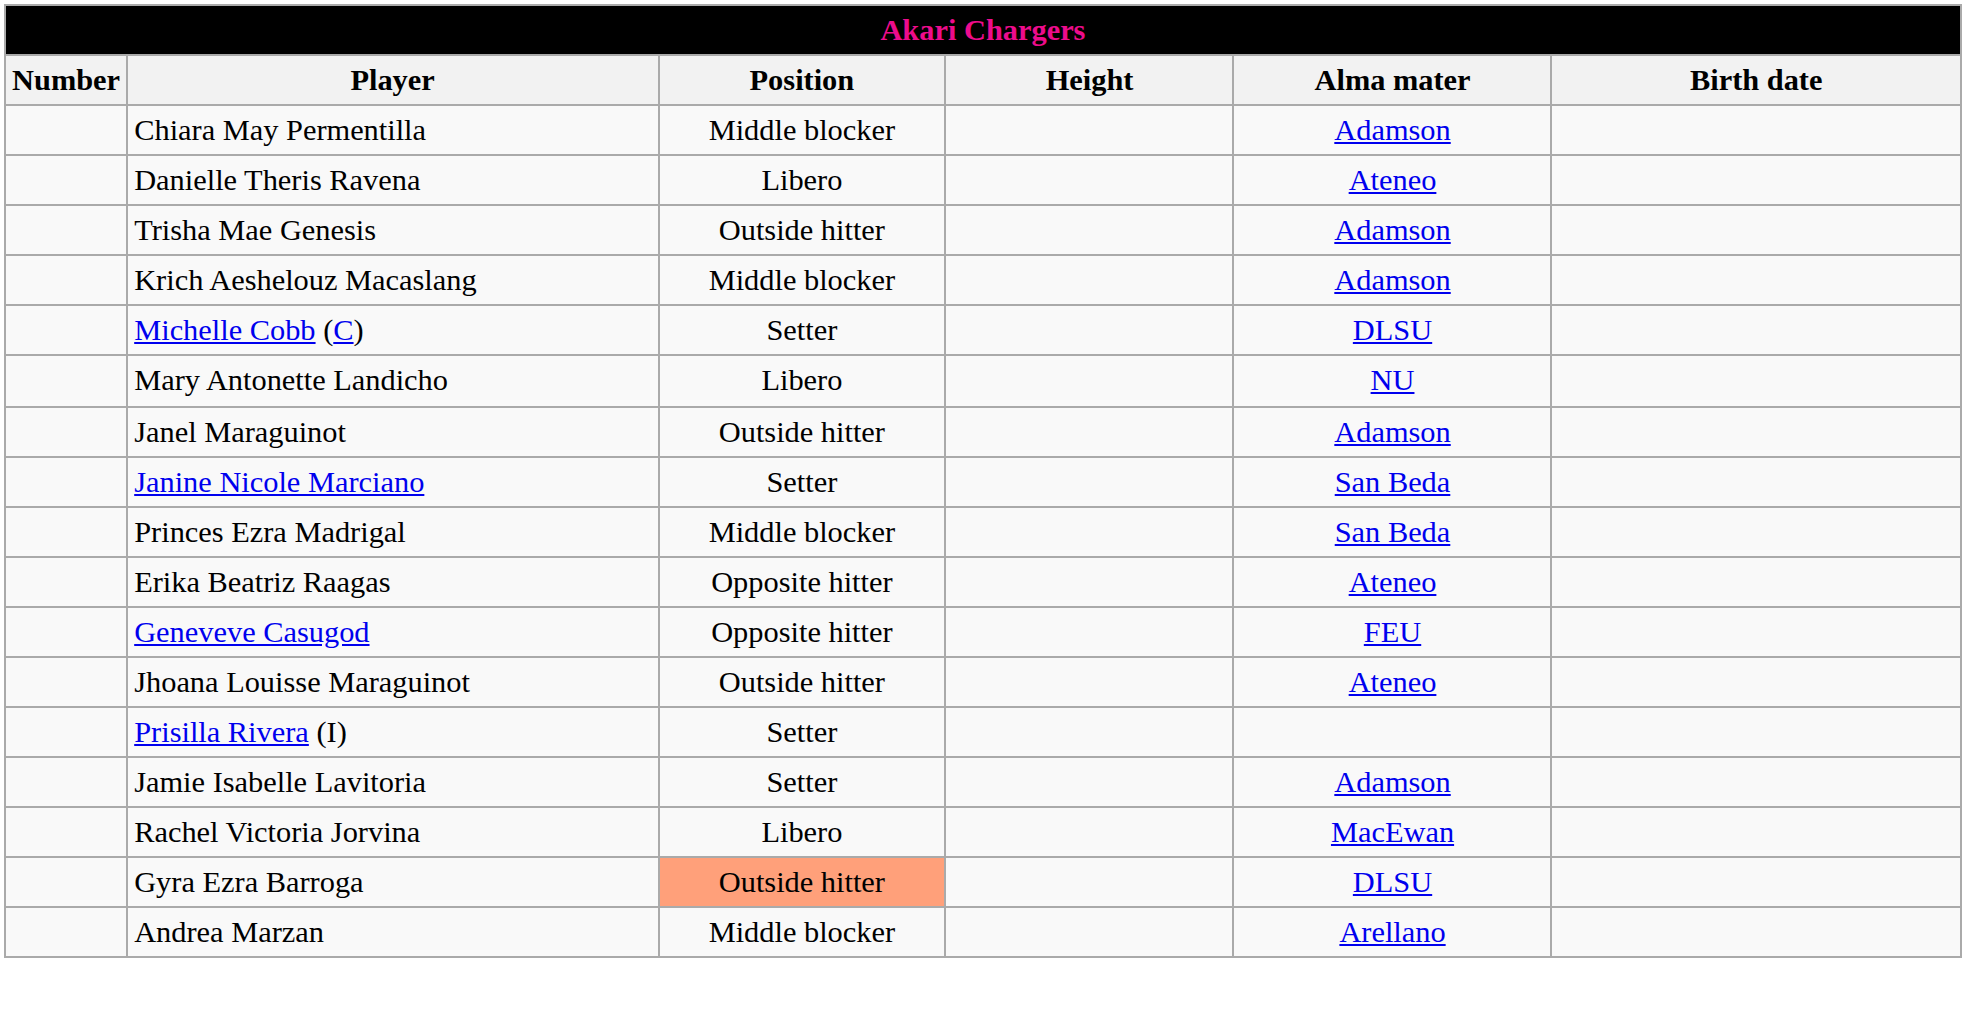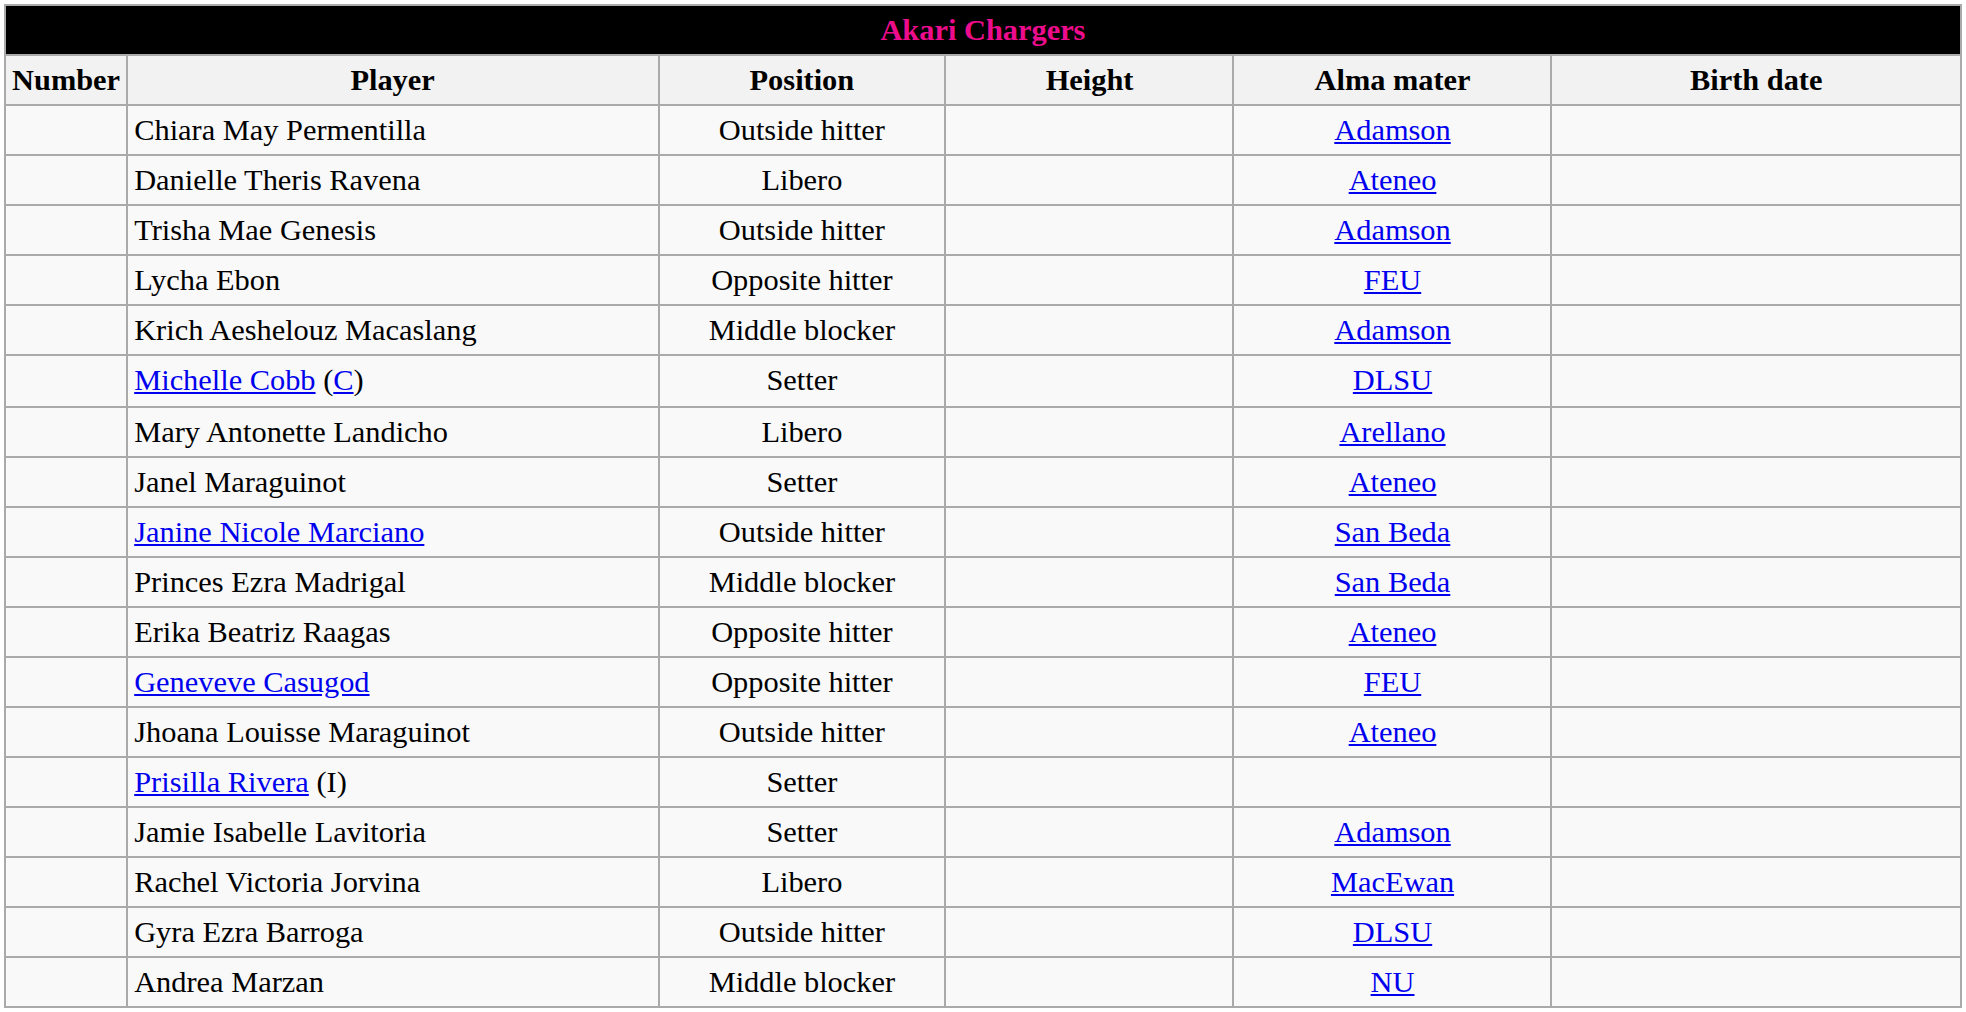(802, 130) Middle blocker -> (802, 130) Outside hitter
+ row: (207, 280)
(1393, 380) NU -> (1393, 430) Arellano
(802, 430) Outside hitter -> (802, 480) Setter
(1393, 430) Adamson -> (1393, 480) Ateneo
(802, 480) Setter -> (802, 530) Outside hitter
(802, 881) lightsalmon background -> (802, 932) no background
(1393, 932) Arellano -> (1393, 982) NU
